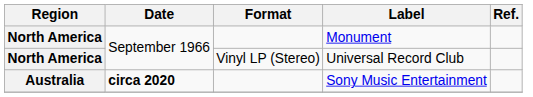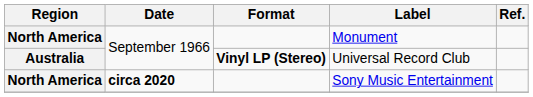(55, 59) North America -> (55, 59) Australia
(268, 59) normal -> (271, 59) bold
(55, 80) Australia -> (55, 80) North America
